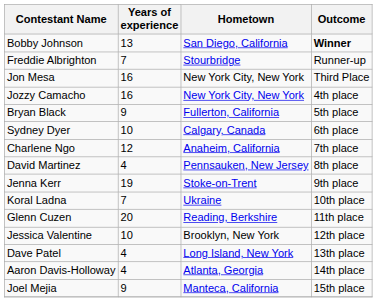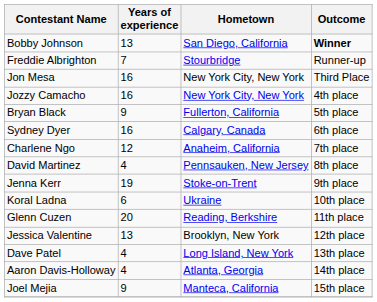(127, 130) 10 -> (127, 130) 16
(124, 200) 7 -> (124, 200) 6
(127, 235) 10 -> (127, 235) 13
